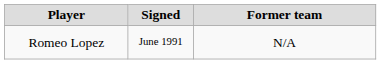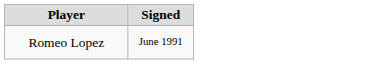- column: (285, 15)
